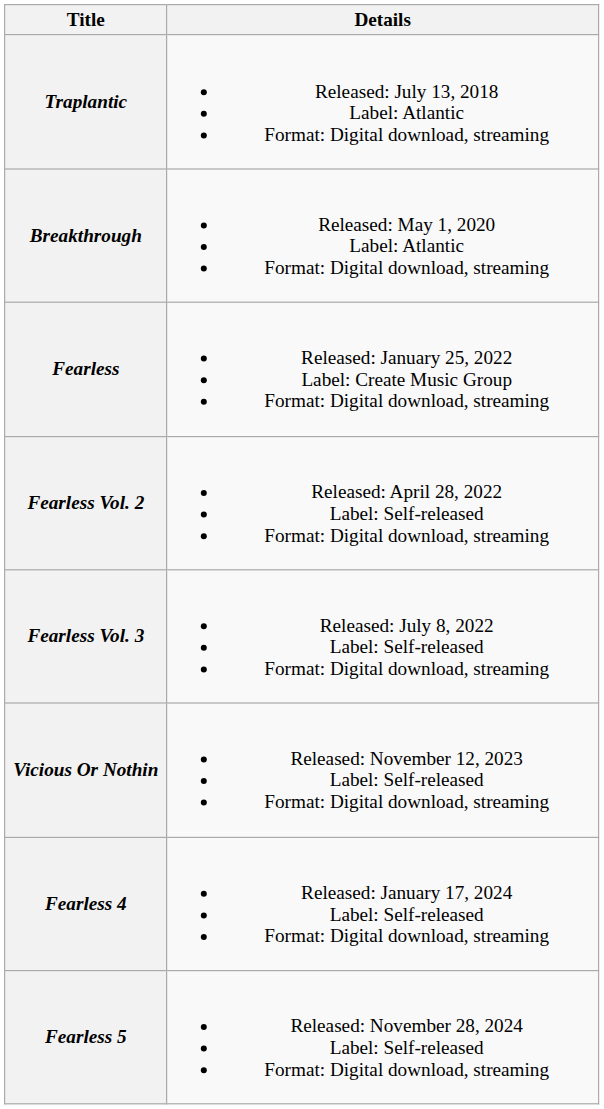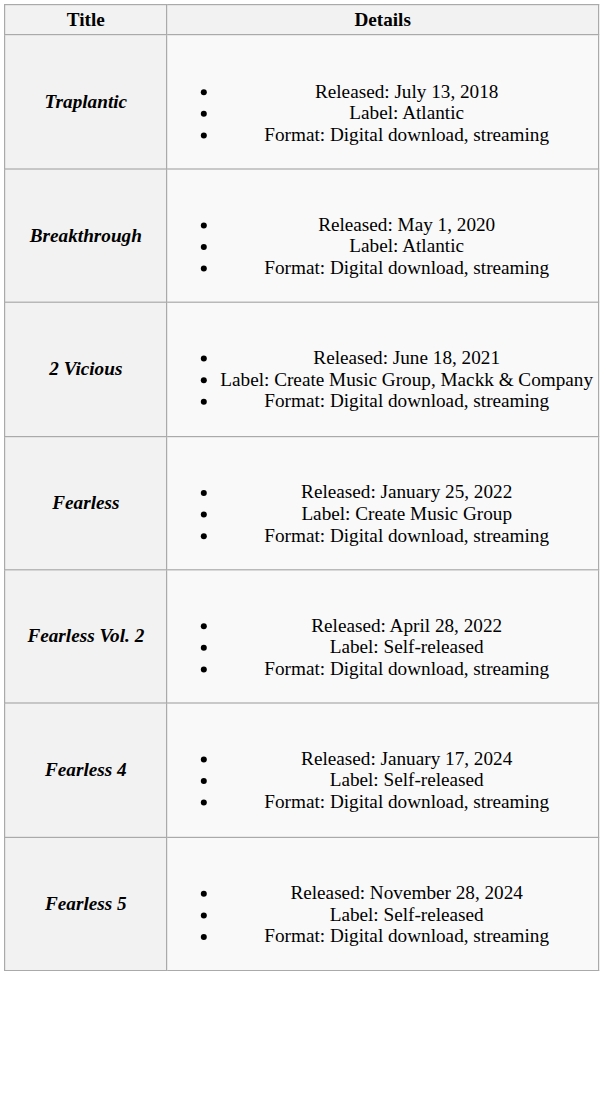+ row: (86, 369)
- row: (86, 636)
- row: (86, 770)
